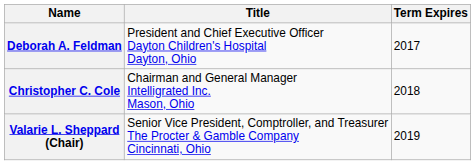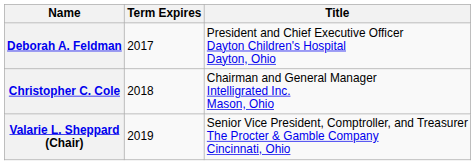columns swapped: (258, 13) <-> (431, 13)
